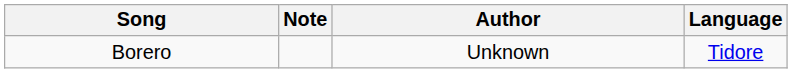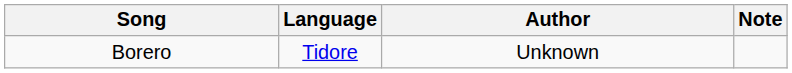columns swapped: (736, 20) <-> (305, 20)
